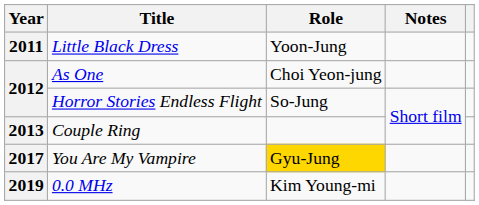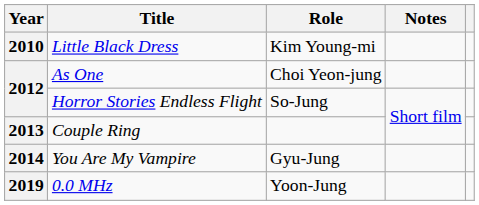(26, 46) 2011 -> (26, 46) 2010
(308, 46) Yoon-Jung -> (323, 46) Kim Young-mi
(26, 158) 2017 -> (26, 158) 2014
(305, 158) gold background -> (305, 158) no background
(323, 185) Kim Young-mi -> (308, 185) Yoon-Jung
